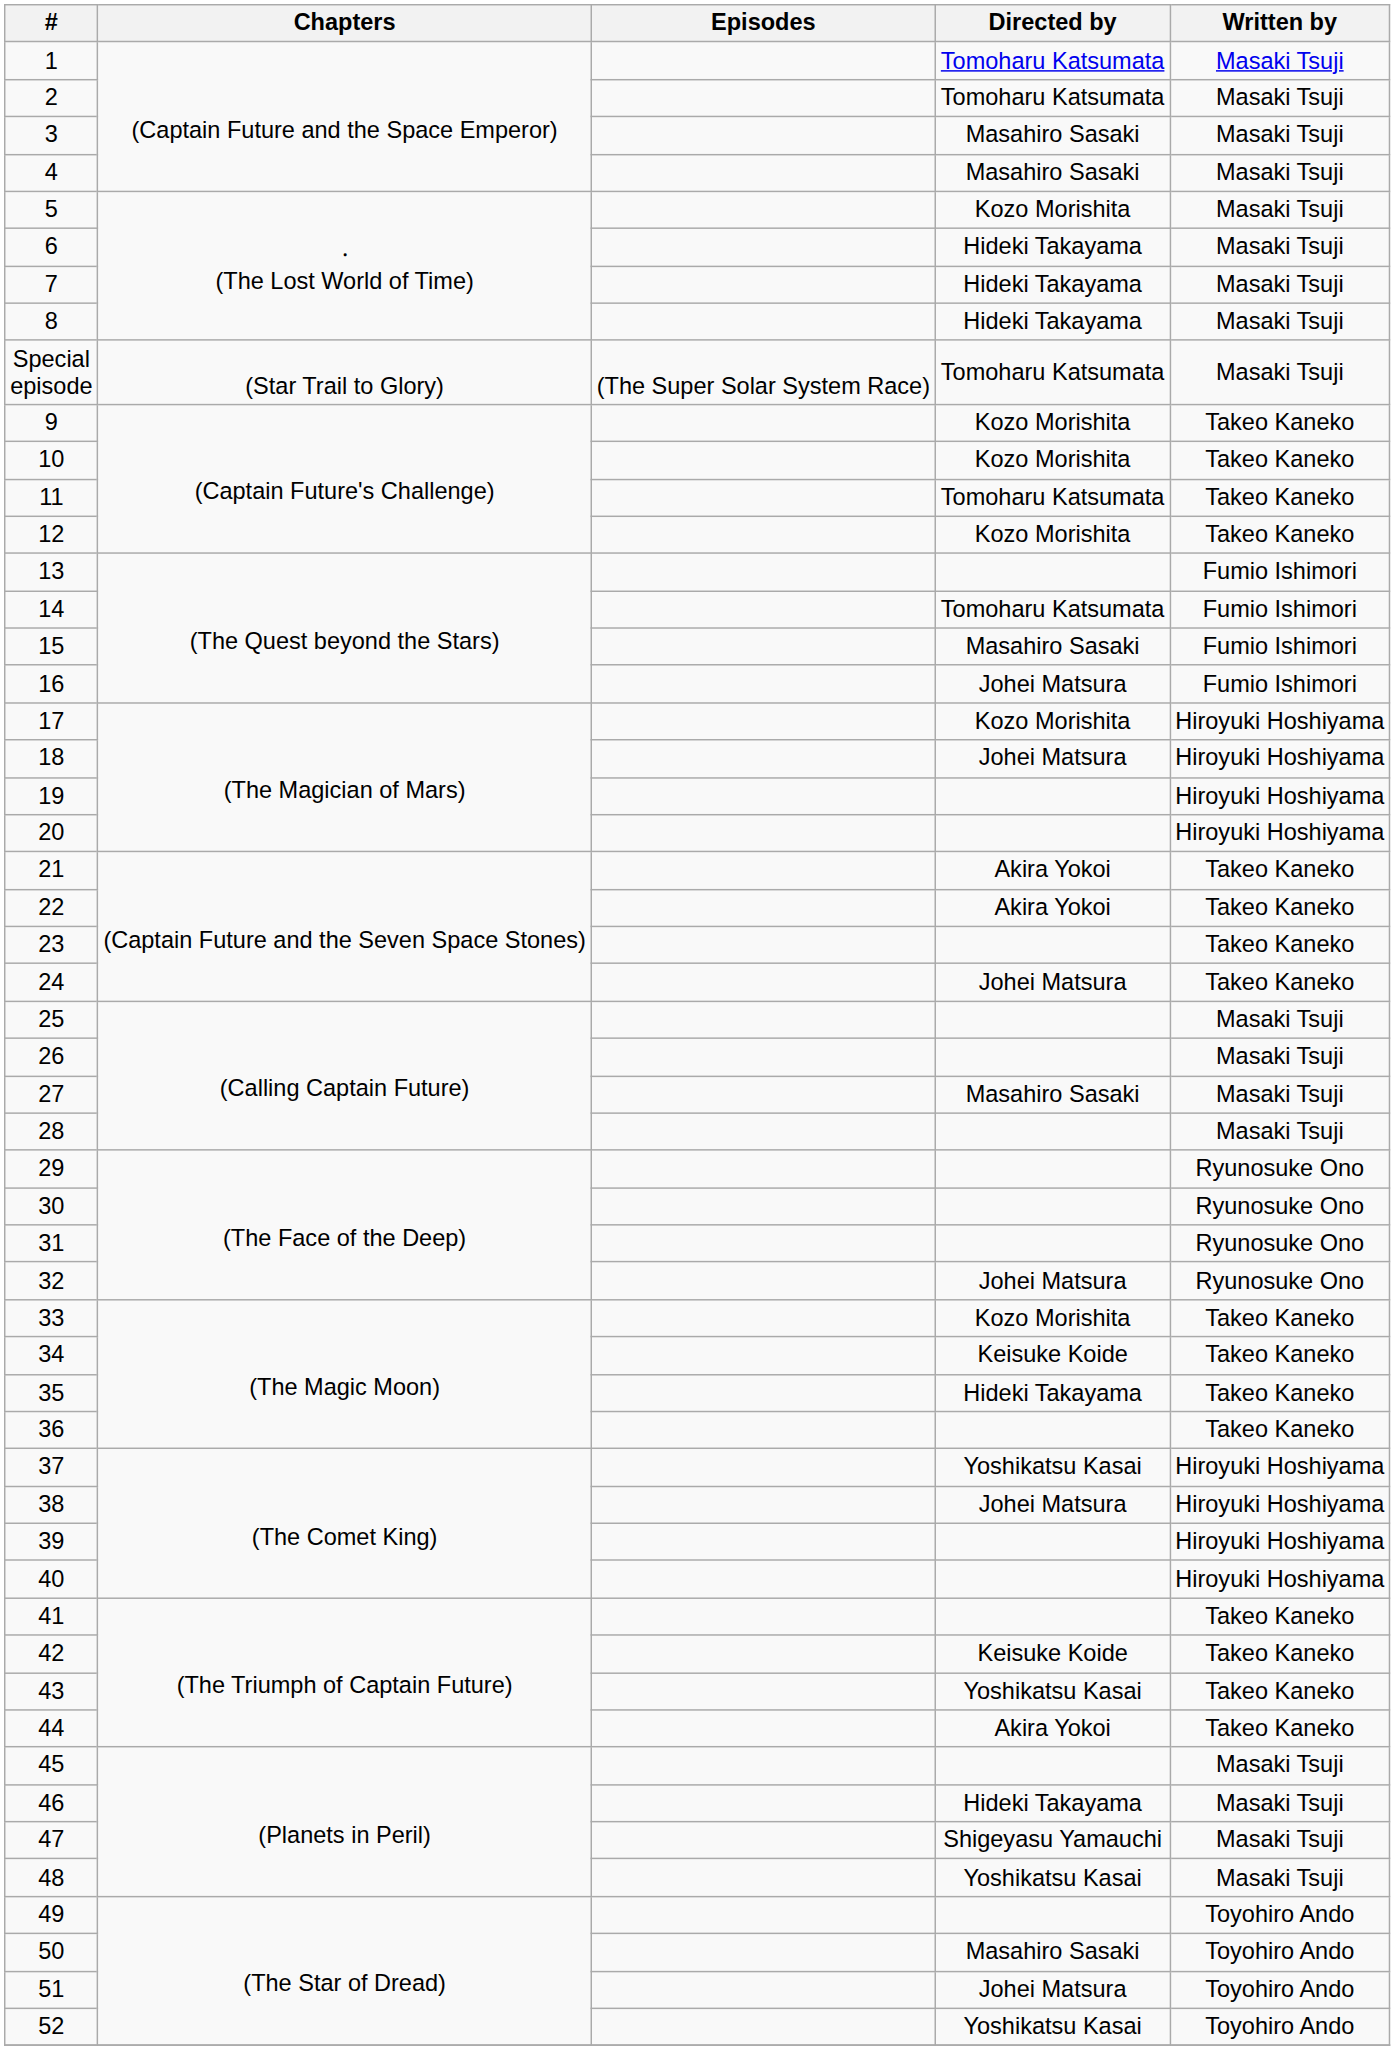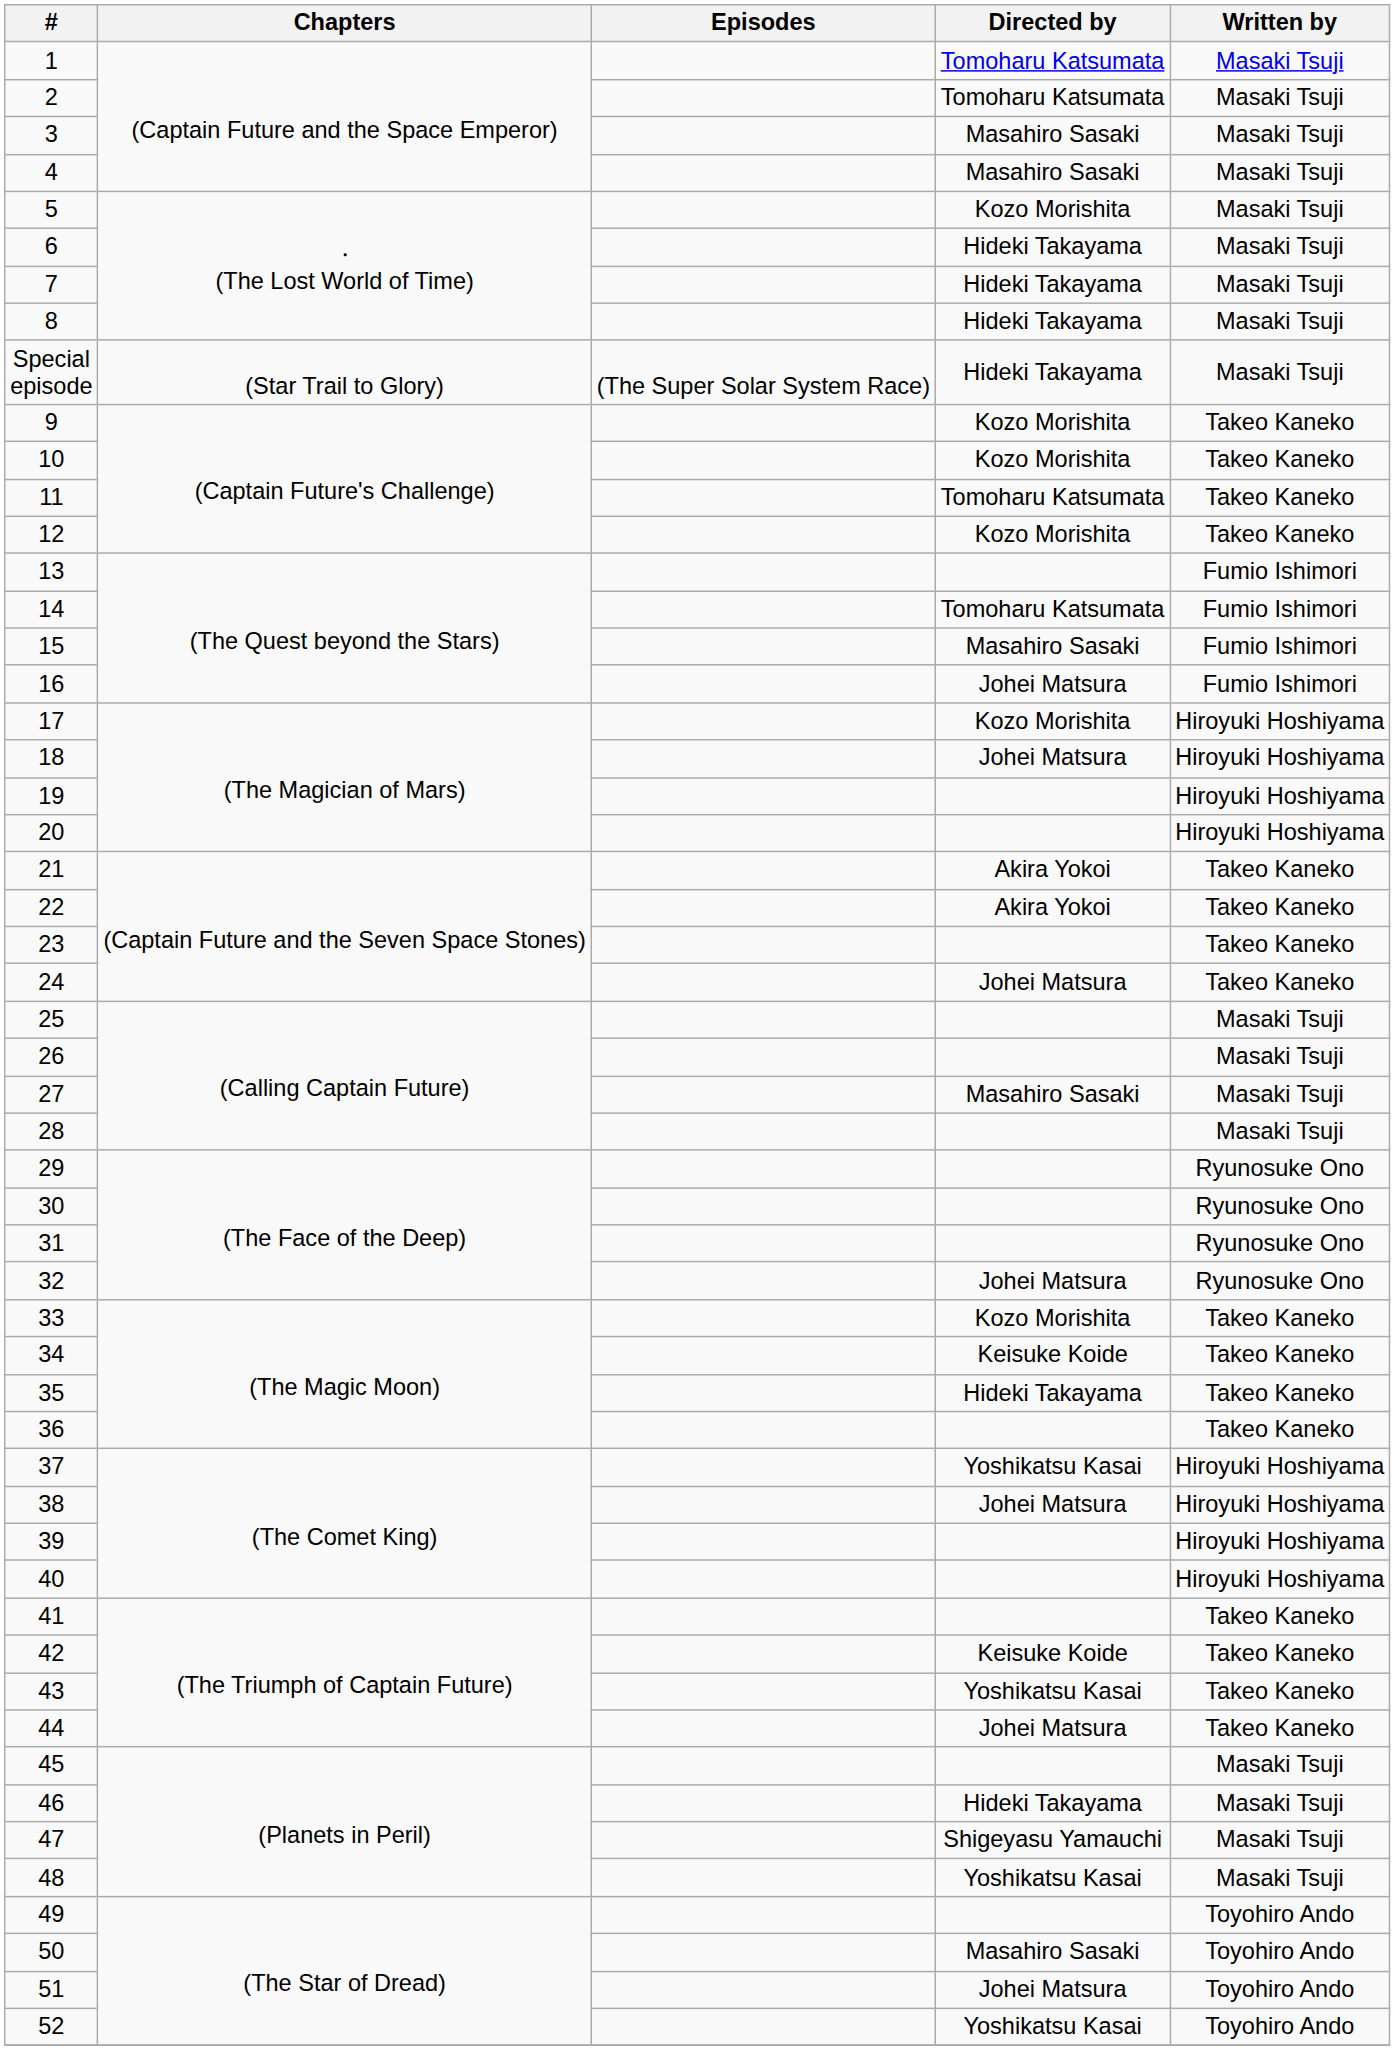(1053, 372) Tomoharu Katsumata -> (1053, 372) Hideki Takayama
(1053, 1728) Akira Yokoi -> (1053, 1728) Johei Matsura
